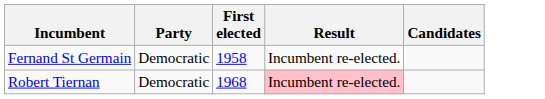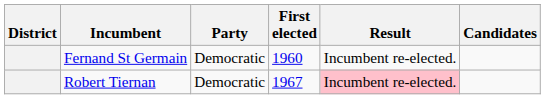+ column: (32, 33)
(231, 57) 1958 -> (287, 57) 1960
(231, 81) 1968 -> (287, 81) 1967
